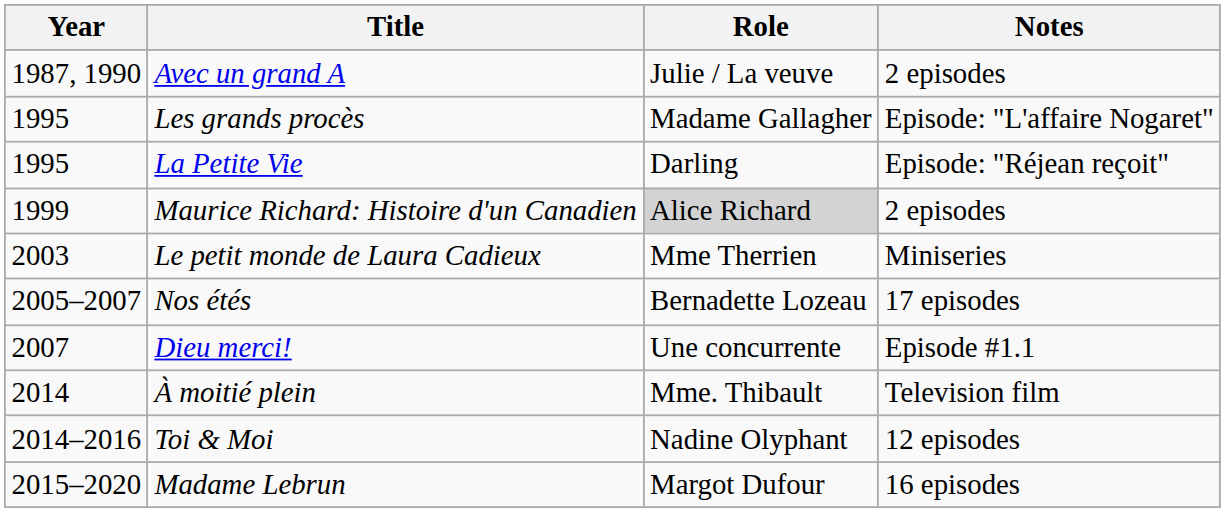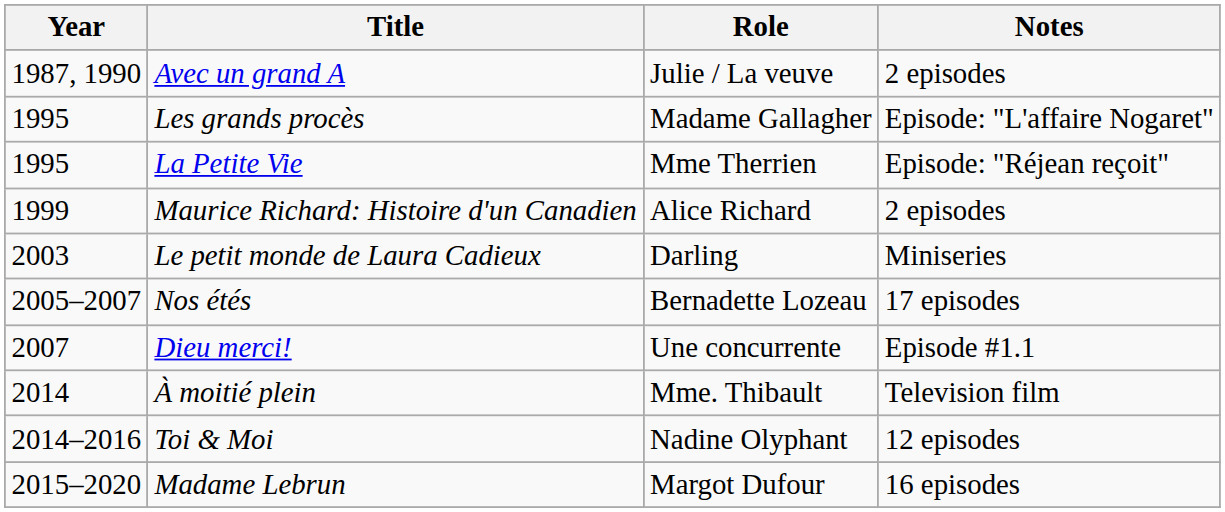(694, 164) Darling -> (733, 164) Mme Therrien
(730, 210) lightgrey background -> (730, 210) no background
(733, 255) Mme Therrien -> (694, 255) Darling
